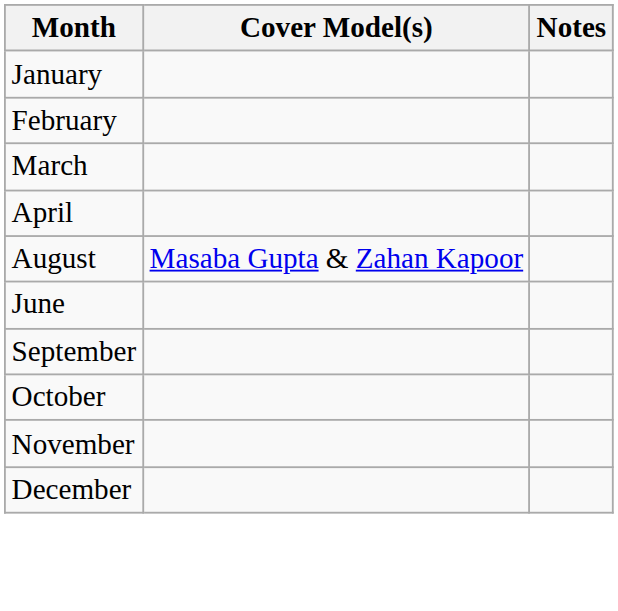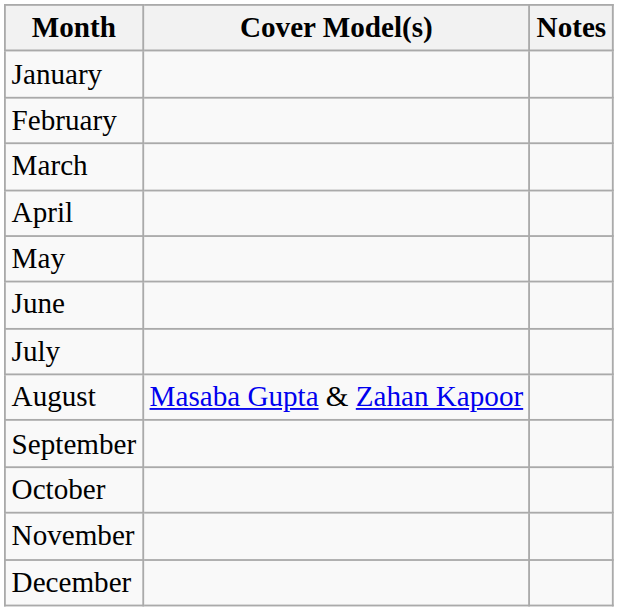+ row: (38, 258)
rows swapped: (38, 304) <-> (54, 258)
+ row: (36, 350)
